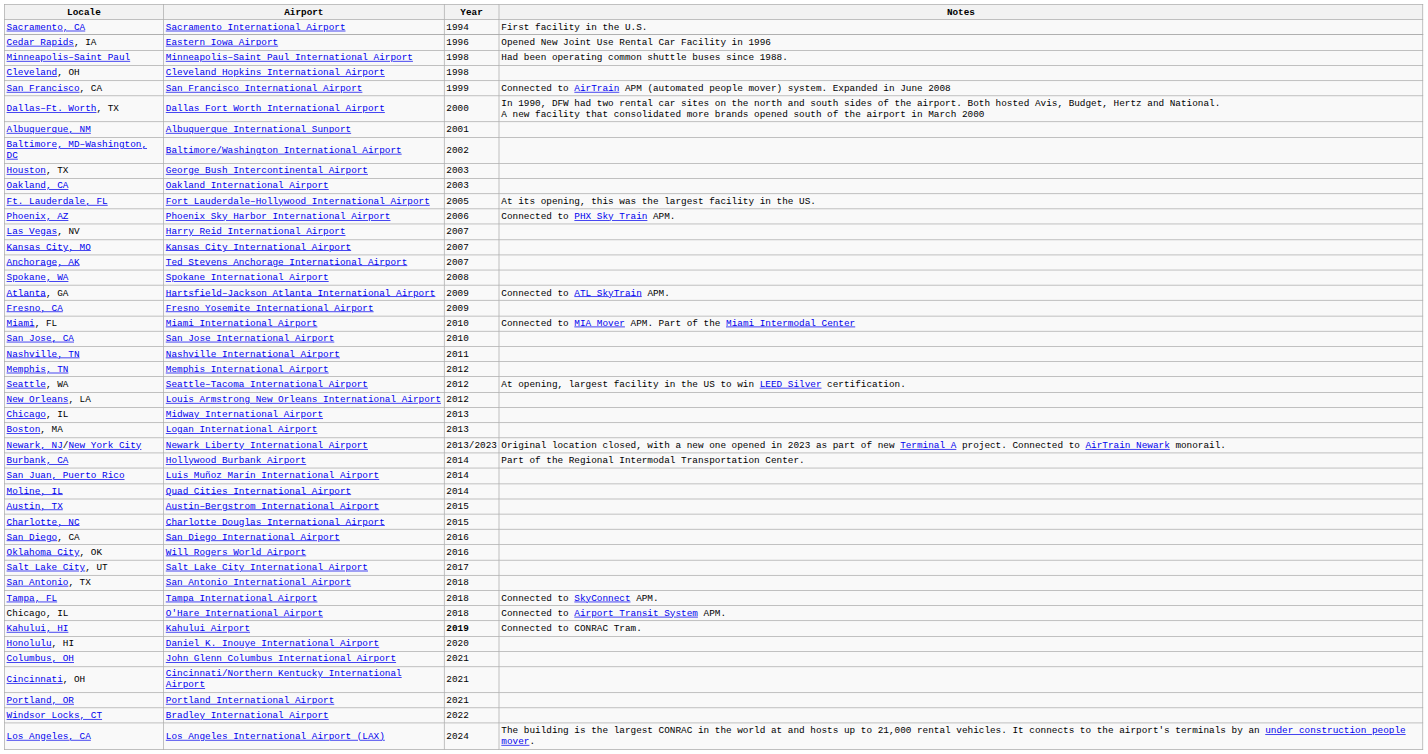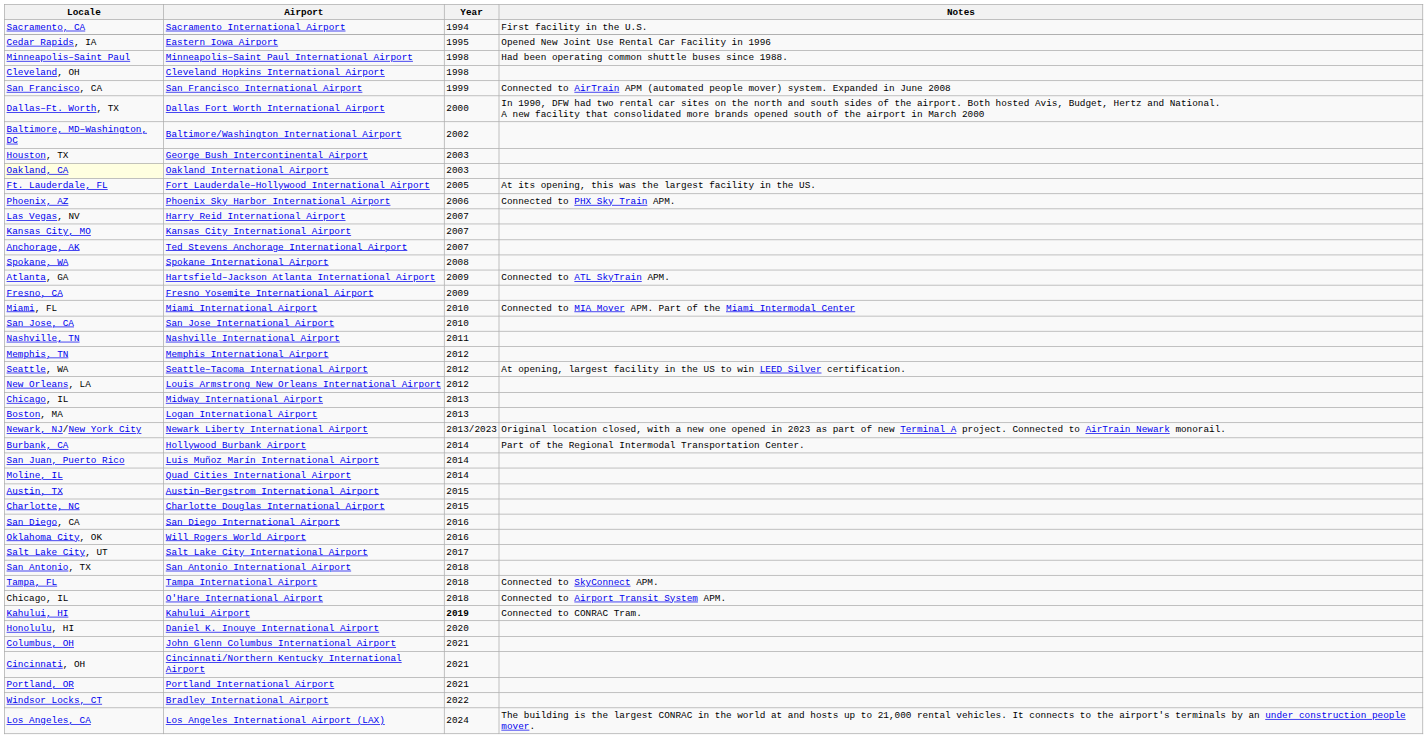(458, 42) 1996 -> (458, 42) 1995
- row: (258, 130)
(37, 186) no background -> (37, 171) lightyellow background
